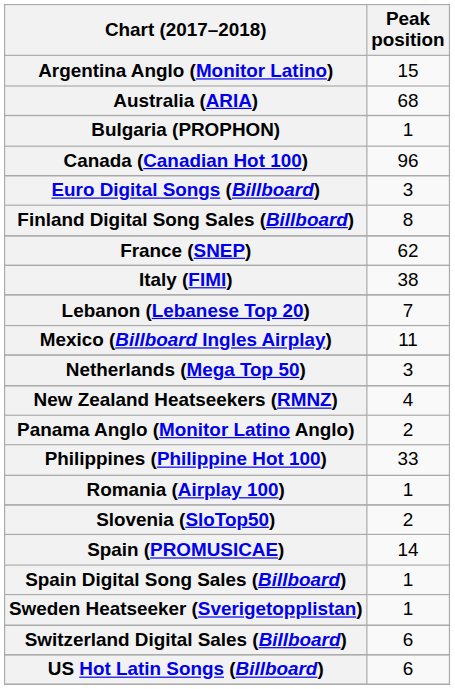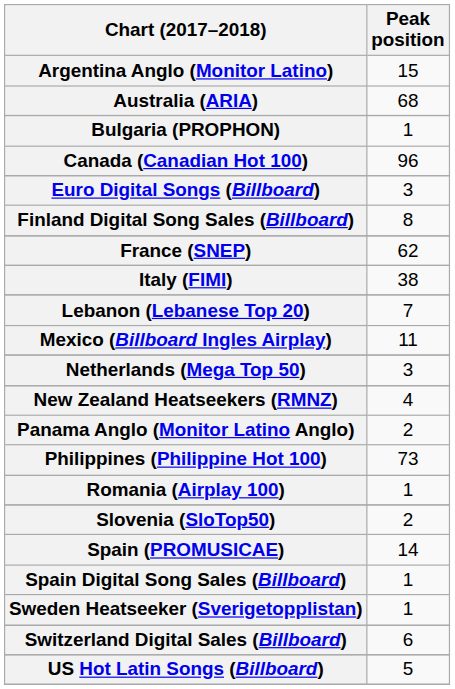(408, 459) 33 -> (408, 459) 73
(408, 669) 6 -> (408, 669) 5
